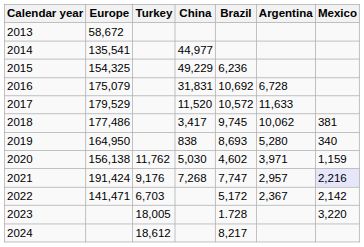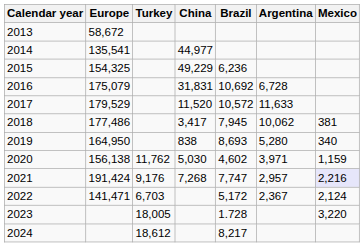(233, 123) 9,745 -> (233, 123) 7,945
(332, 196) 2,142 -> (332, 196) 2,124
